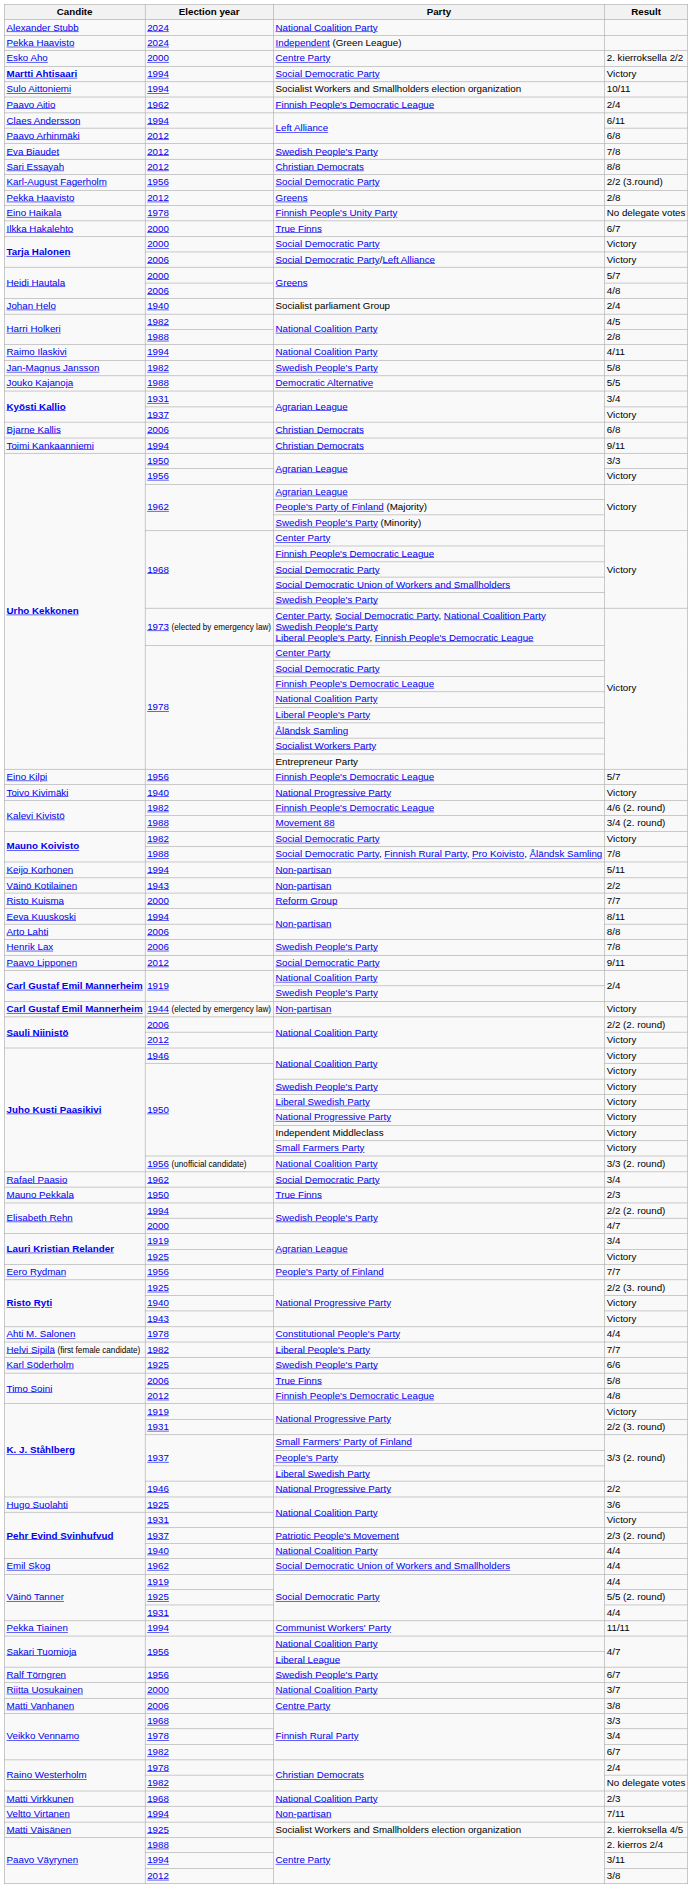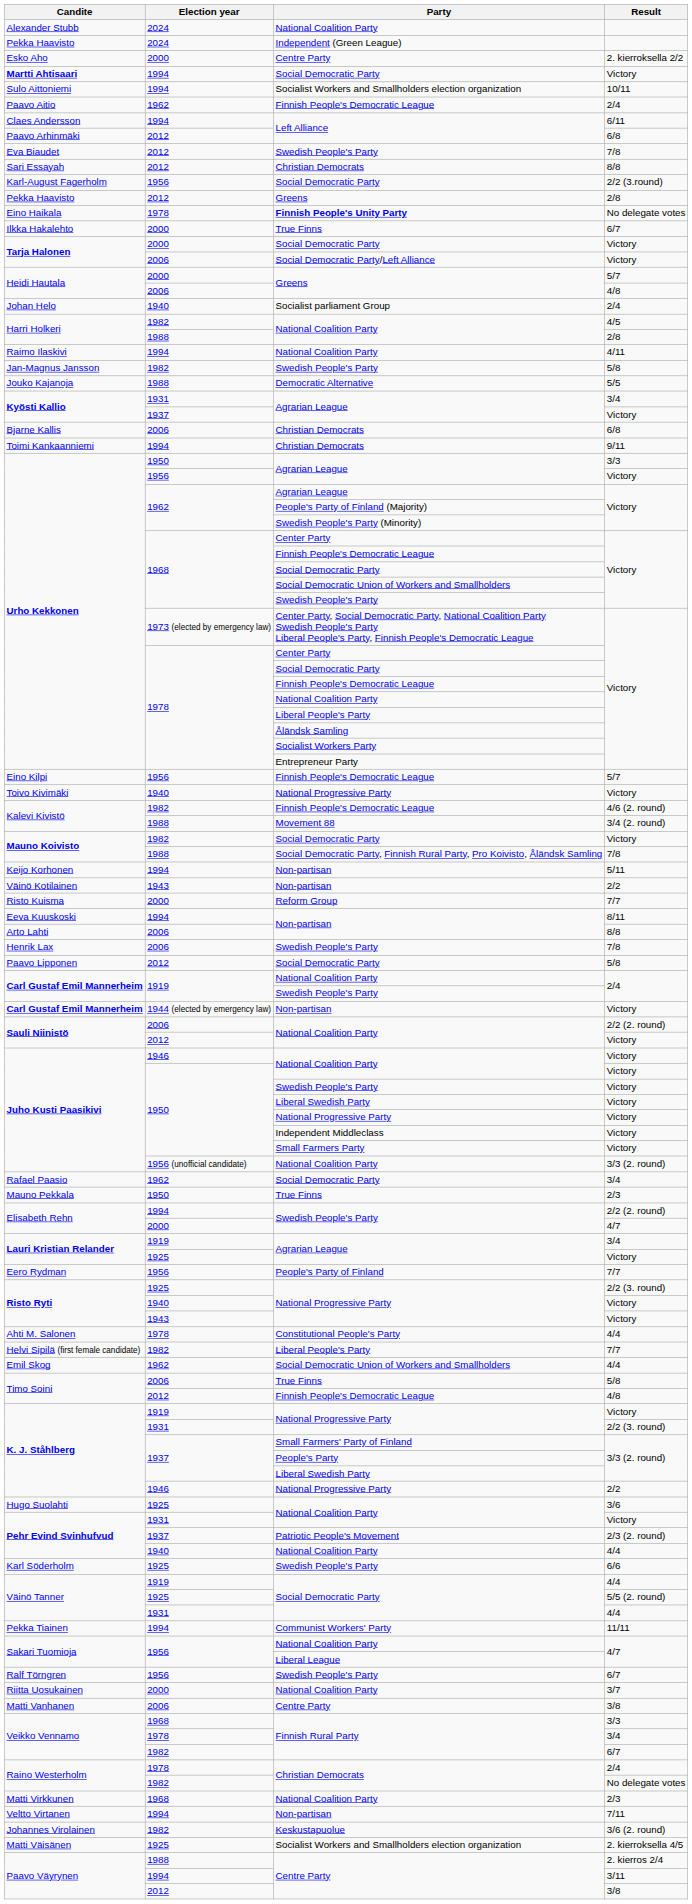(336, 213) normal -> (341, 213) bold
(616, 962) 9/11 -> (614, 962) 5/8
rows swapped: (29, 1566) <-> (40, 1365)
+ row: (51, 1829)
